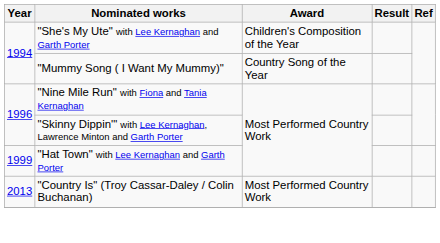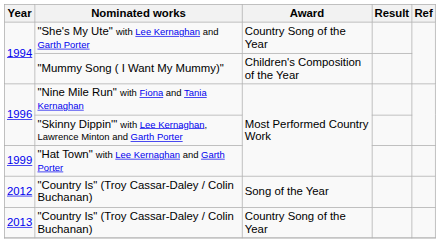(303, 37) Children's Composition of the Year -> (295, 37) Country Song of the Year
(295, 68) Country Song of the Year -> (303, 68) Children's Composition of the Year
+ row: (20, 191)
(307, 191) Most Performed Country Work -> (295, 222) Country Song of the Year
